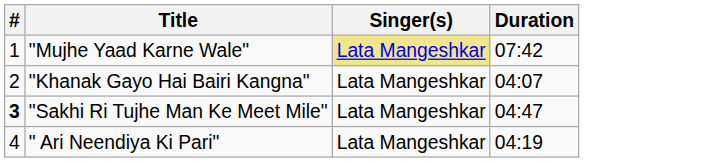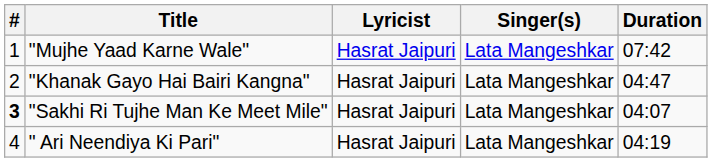+ column: (396, 20)
(411, 51) khaki background -> (539, 51) no background
(519, 81) 04:07 -> (647, 81) 04:47
(519, 112) 04:47 -> (647, 112) 04:07
